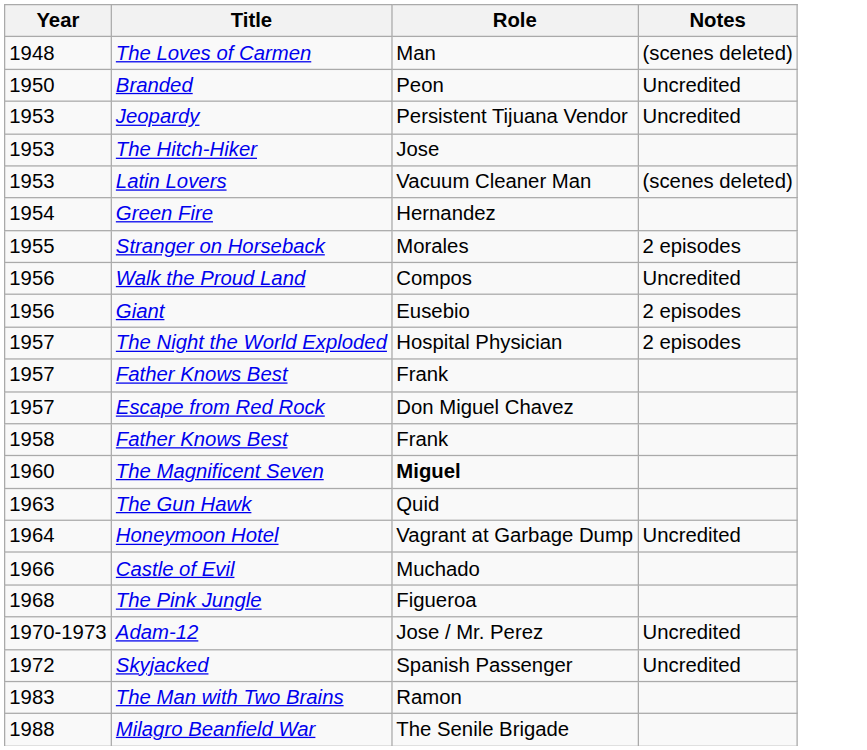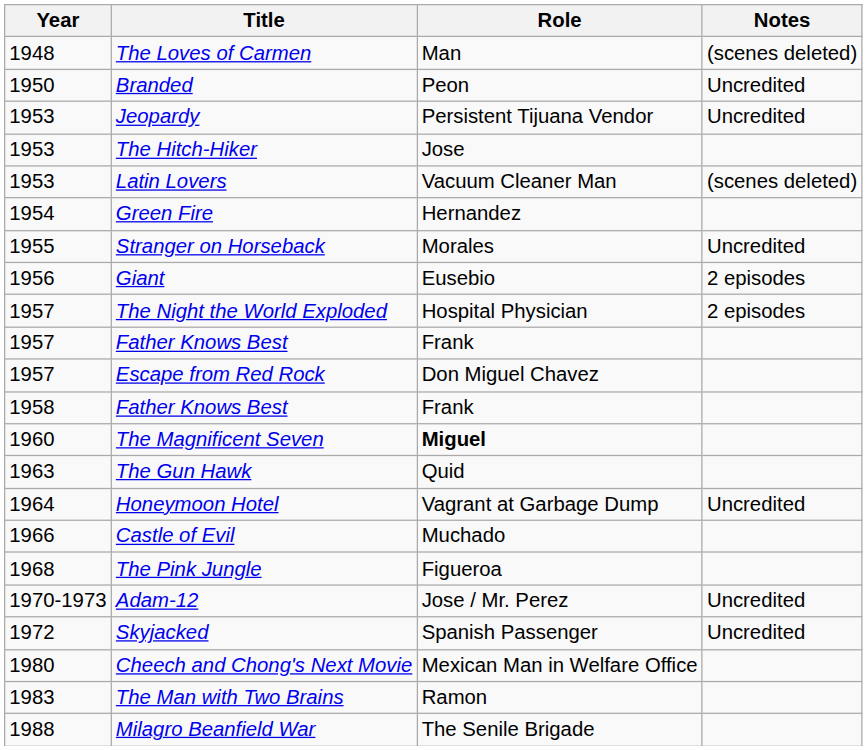(692, 246) 2 episodes -> (756, 246) Uncredited
- row: (32, 278)
+ row: (32, 665)
